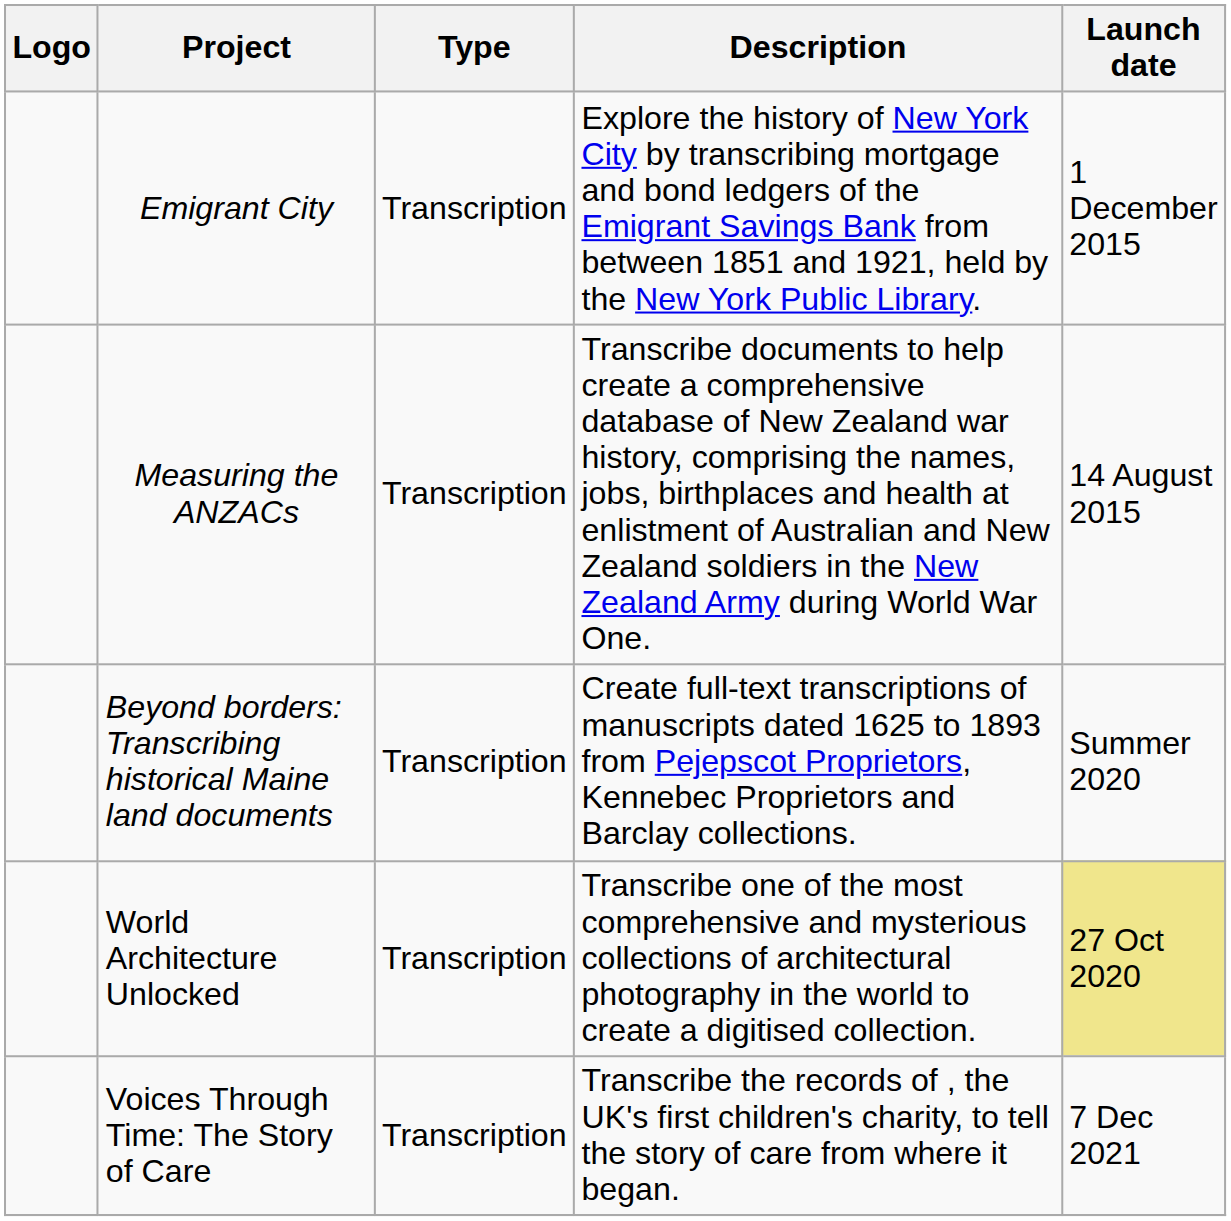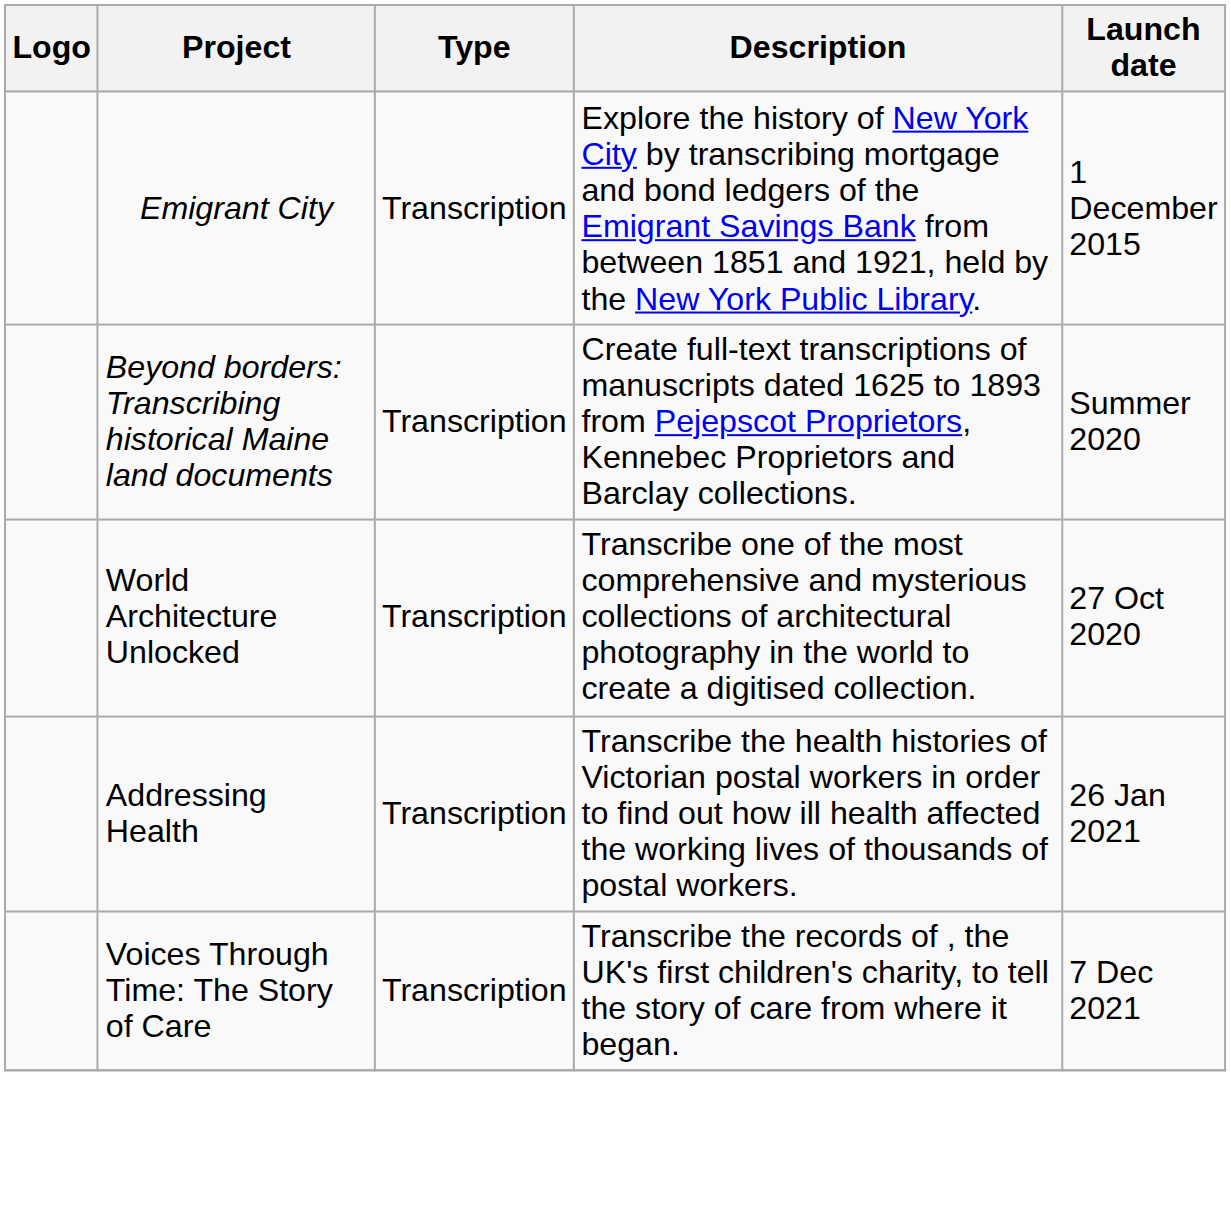- row: (236, 493)
(1117, 957) khaki background -> (1117, 617) no background
+ row: (186, 812)
